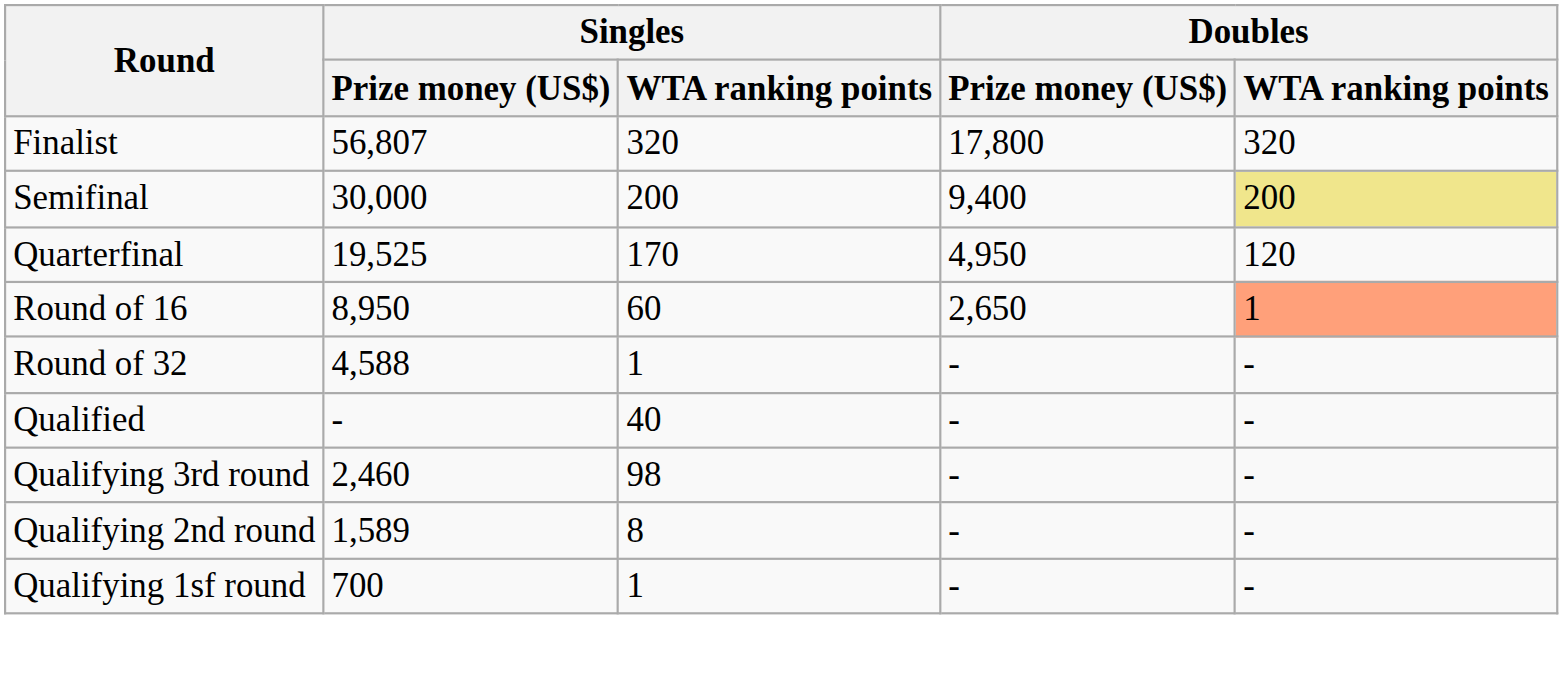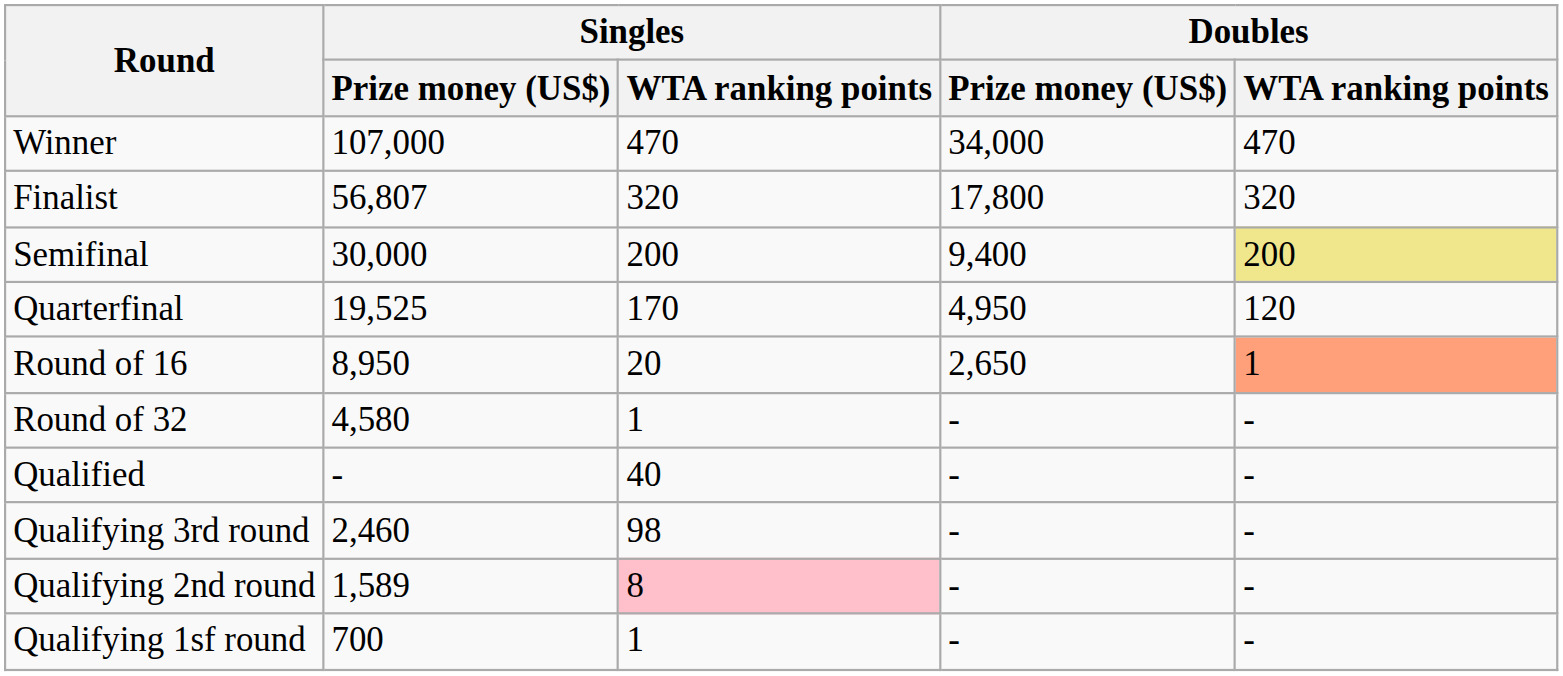+ row: (65, 142)
(644, 308) 60 -> (644, 364) 20
(371, 364) 4,588 -> (371, 419) 4,580
(635, 530) no background -> (635, 585) pink background
